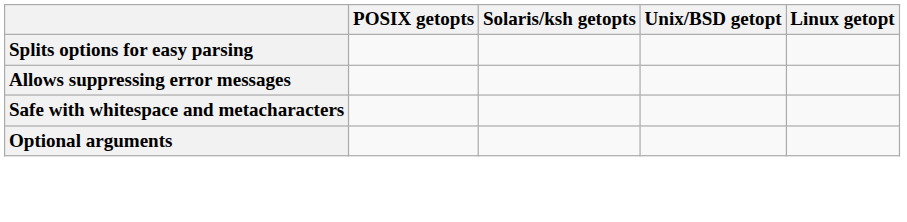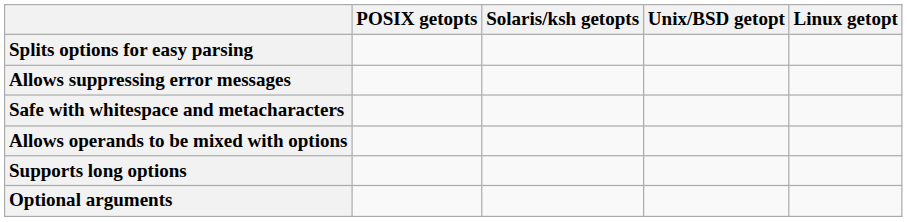+ row: (178, 140)
+ row: (98, 170)
